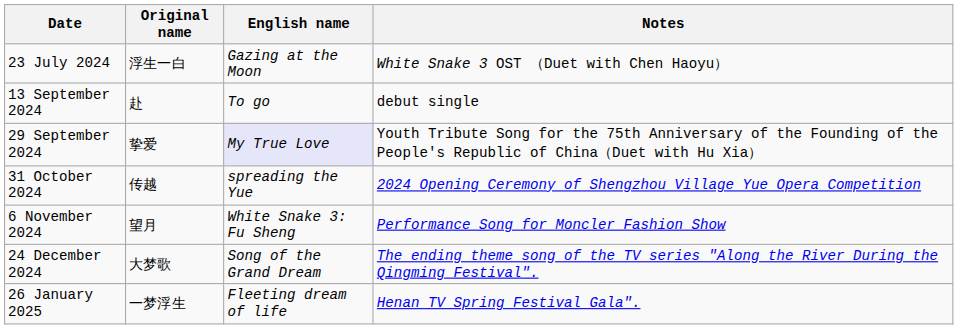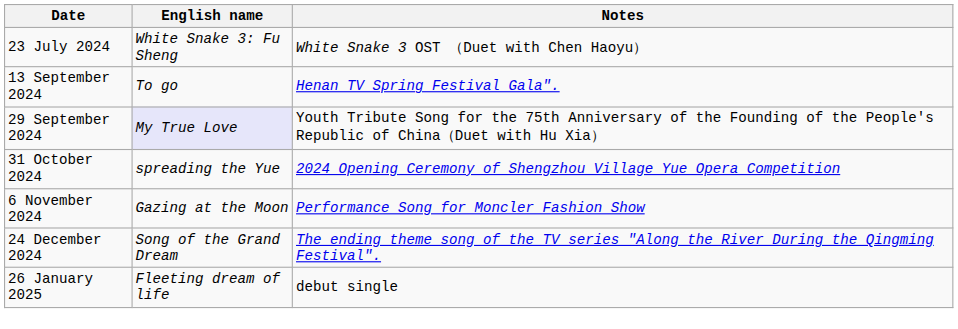- column: (175, 24)
(283, 64) Gazing at the Moon -> (208, 47) White Snake 3: Fu Sheng
(428, 103) debut single -> (428, 87) Henan TV Spring Festival Gala".
(287, 225) White Snake 3: Fu Sheng -> (212, 208) Gazing at the Moon
(509, 304) Henan TV Spring Festival Gala". -> (347, 287) debut single
